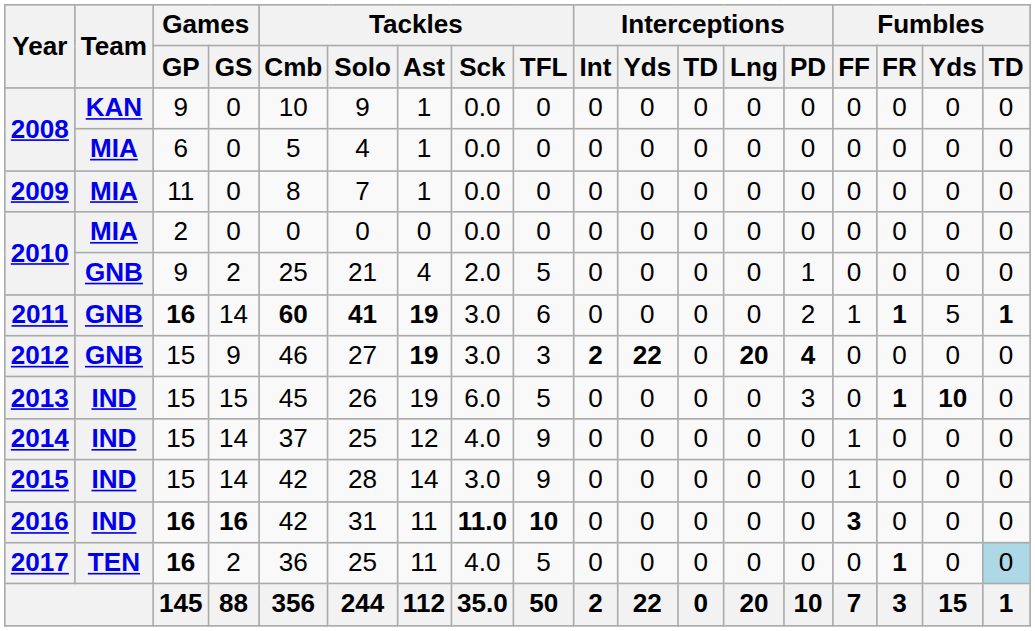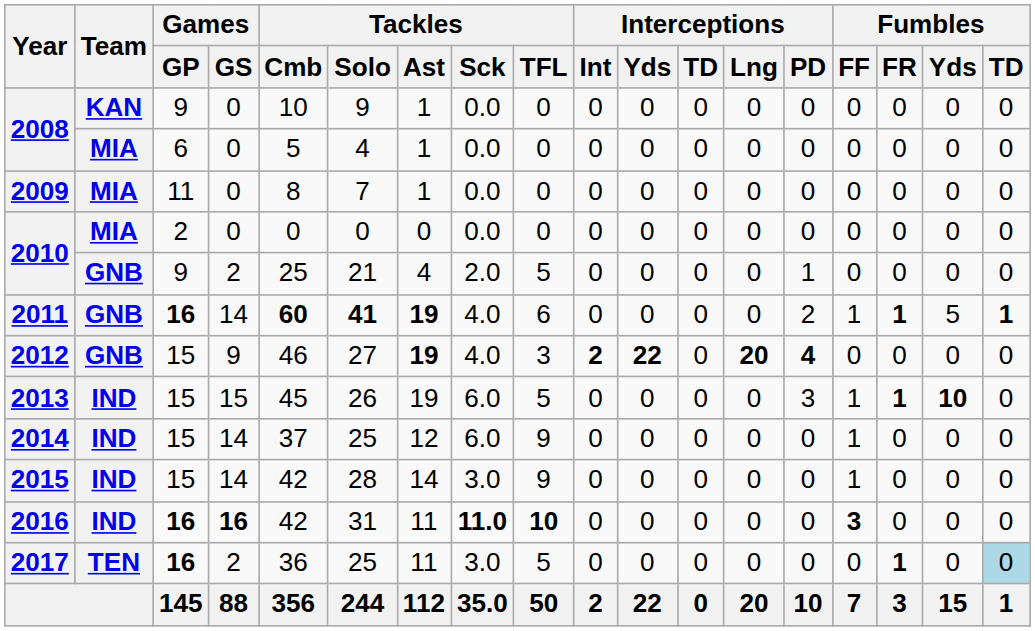(482, 314) 3.0 -> (482, 314) 4.0
(482, 356) 3.0 -> (482, 356) 4.0
(854, 397) 0 -> (854, 397) 1
(482, 438) 4.0 -> (482, 438) 6.0
(482, 562) 4.0 -> (482, 562) 3.0
